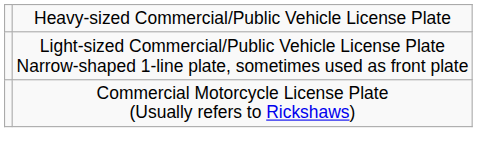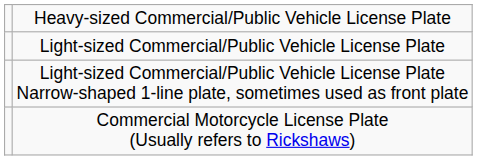+ row: (242, 45)
